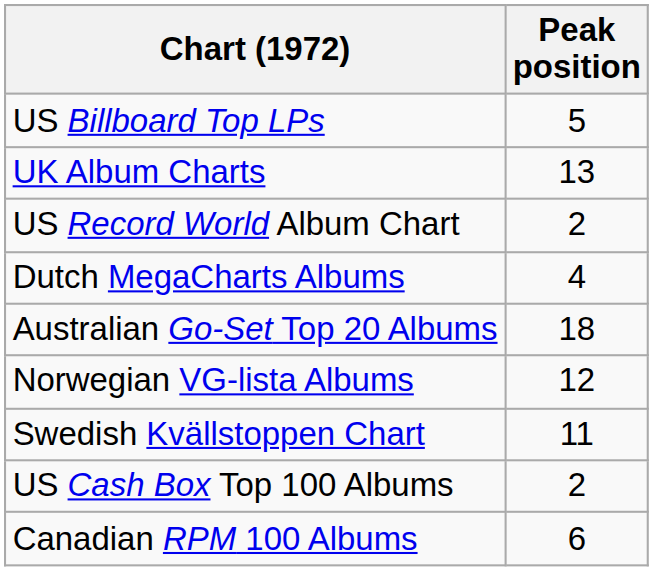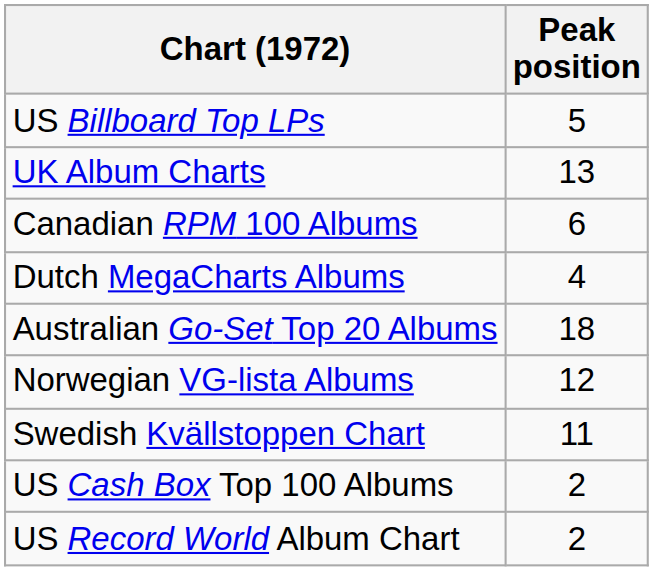rows swapped: (215, 538) <-> (236, 224)
